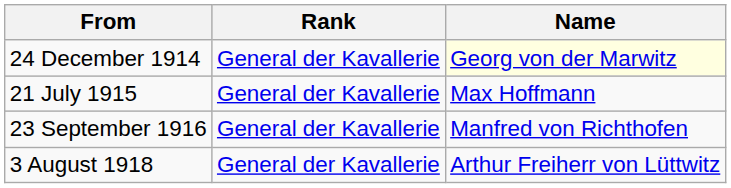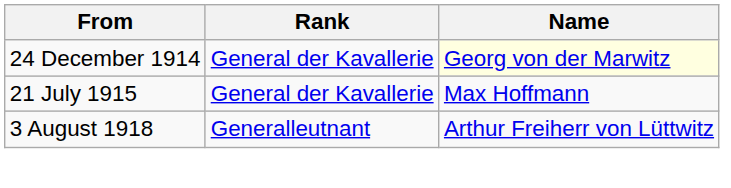- row: (108, 128)
(328, 164) General der Kavallerie -> (290, 128) Generalleutnant
